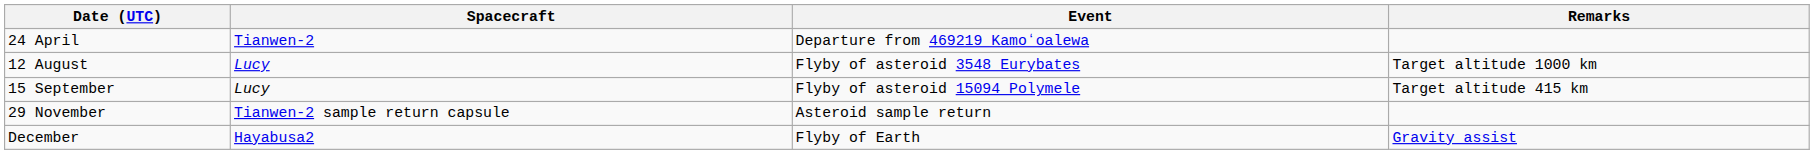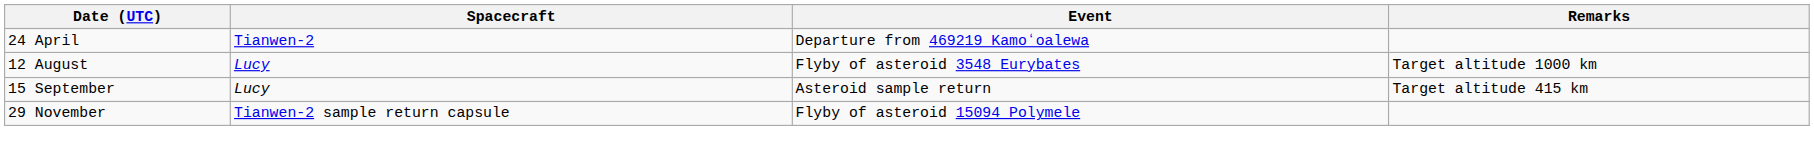(938, 89) Flyby of asteroid 15094 Polymele -> (893, 89) Asteroid sample return
(893, 113) Asteroid sample return -> (938, 113) Flyby of asteroid 15094 Polymele
- row: (44, 137)
